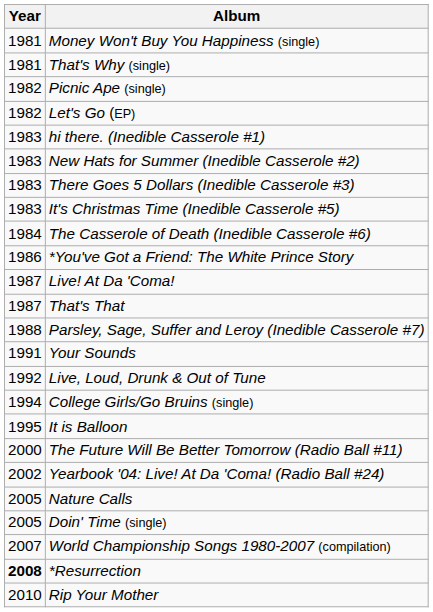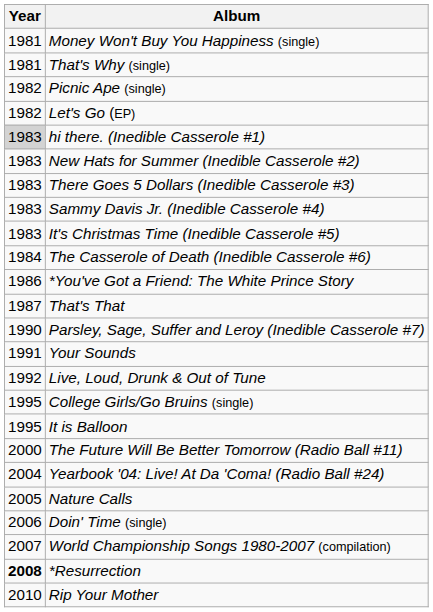(25, 137) no background -> (25, 137) lightgrey background
+ row: (187, 209)
- row: (112, 281)
(25, 329) 1988 -> (25, 329) 1990
(25, 402) 1994 -> (25, 402) 1995
(25, 474) 2002 -> (25, 474) 2004
(25, 522) 2005 -> (25, 522) 2006
